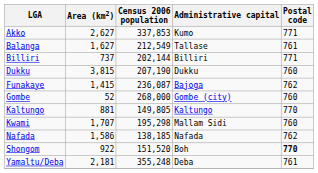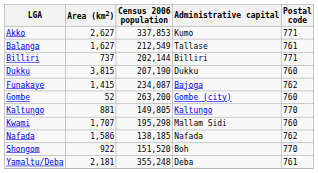(154, 85) 236,087 -> (154, 85) 234,087
(154, 97) 268,000 -> (154, 97) 263,200
(290, 149) bold -> (290, 149) normal
